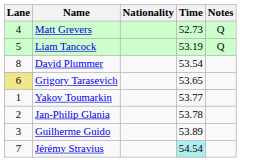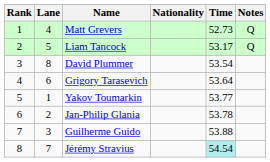+ column: (19, 13)
(191, 47) 53.19 -> (221, 47) 53.17
(18, 81) khaki background -> (48, 81) no background
(191, 81) 53.65 -> (221, 81) 53.64
(191, 132) 53.89 -> (221, 132) 53.88
